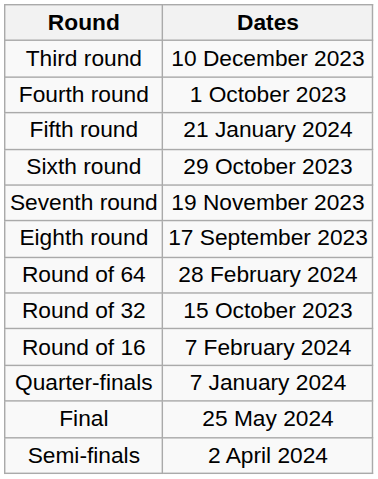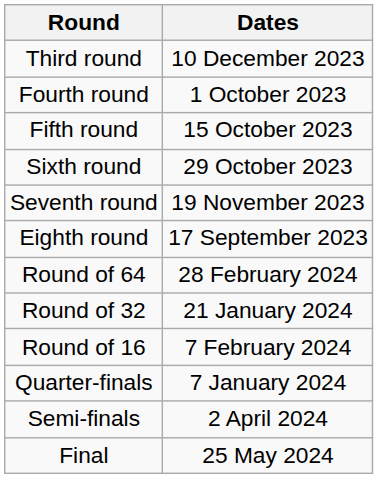(268, 130) 21 January 2024 -> (268, 130) 15 October 2023
(268, 310) 15 October 2023 -> (268, 310) 21 January 2024
rows swapped: (84, 454) <-> (84, 418)
